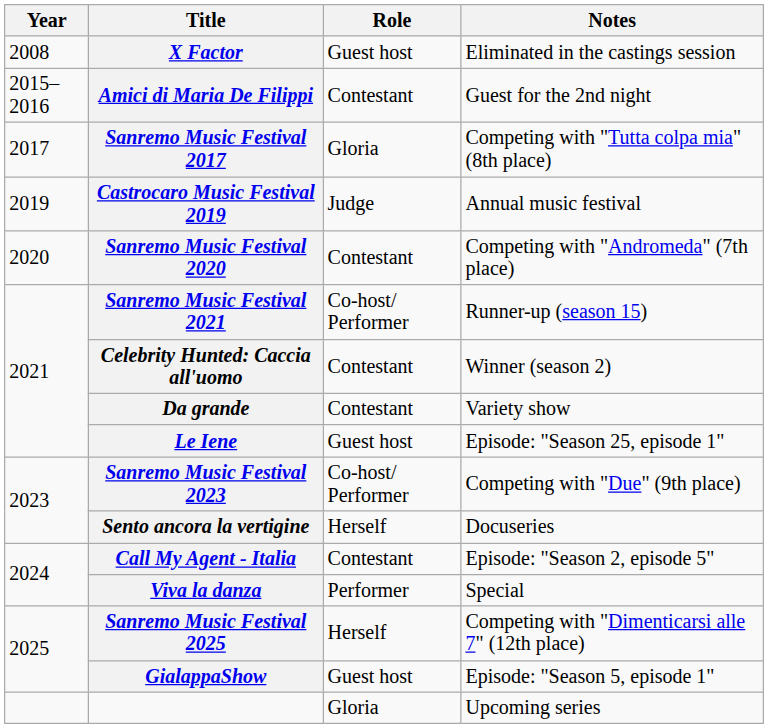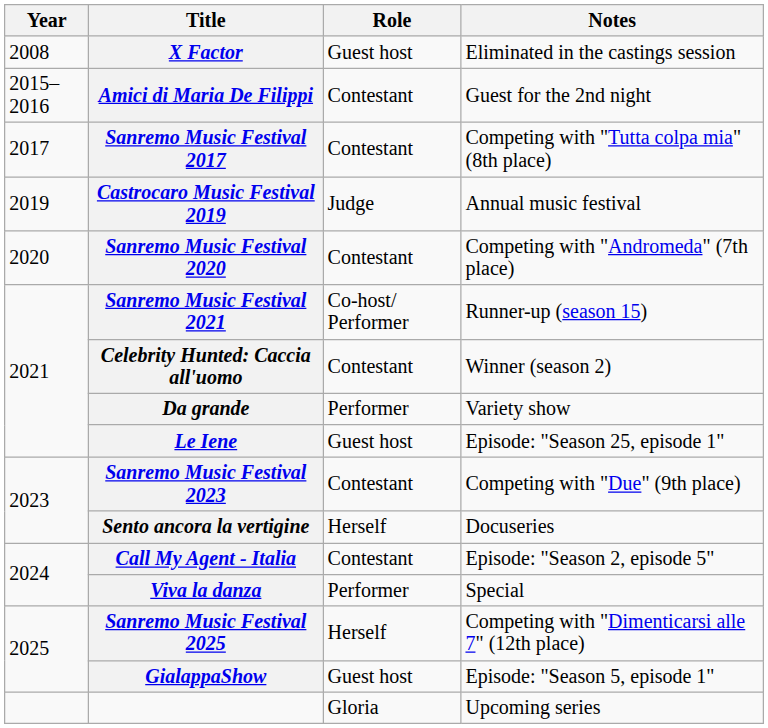(353, 149) Gloria -> (370, 149) Contestant
(370, 409) Contestant -> (368, 409) Performer
(368, 483) Co-host/ Performer -> (370, 483) Contestant
